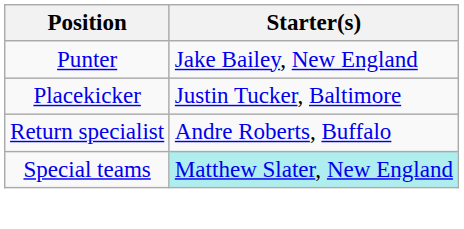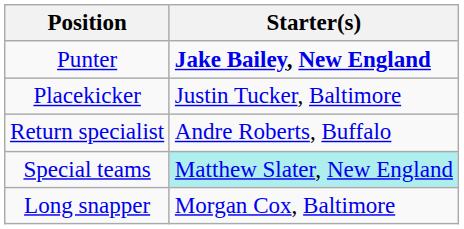(296, 59) normal -> (303, 59) bold
+ row: (87, 205)
